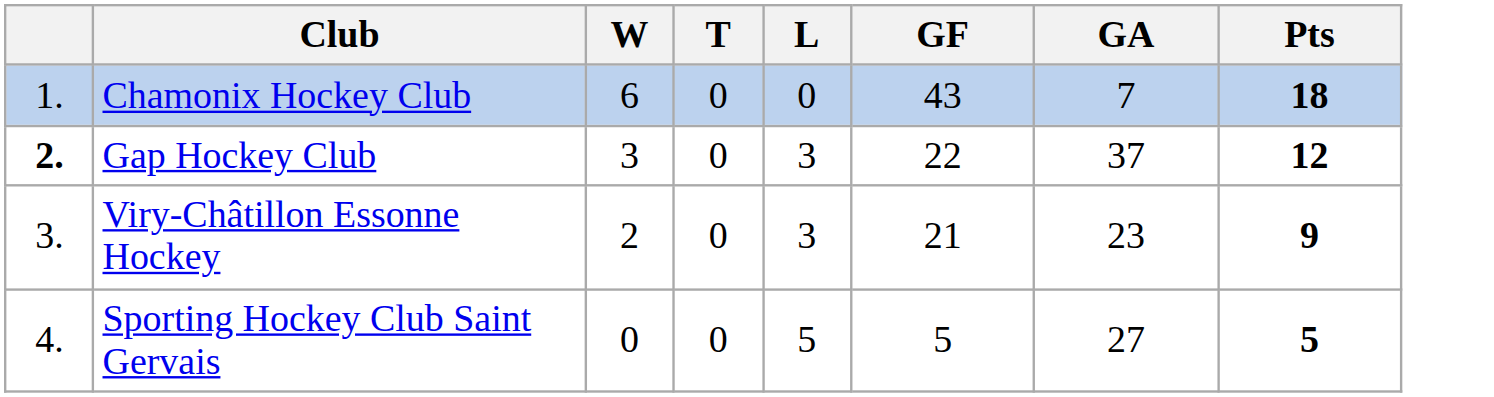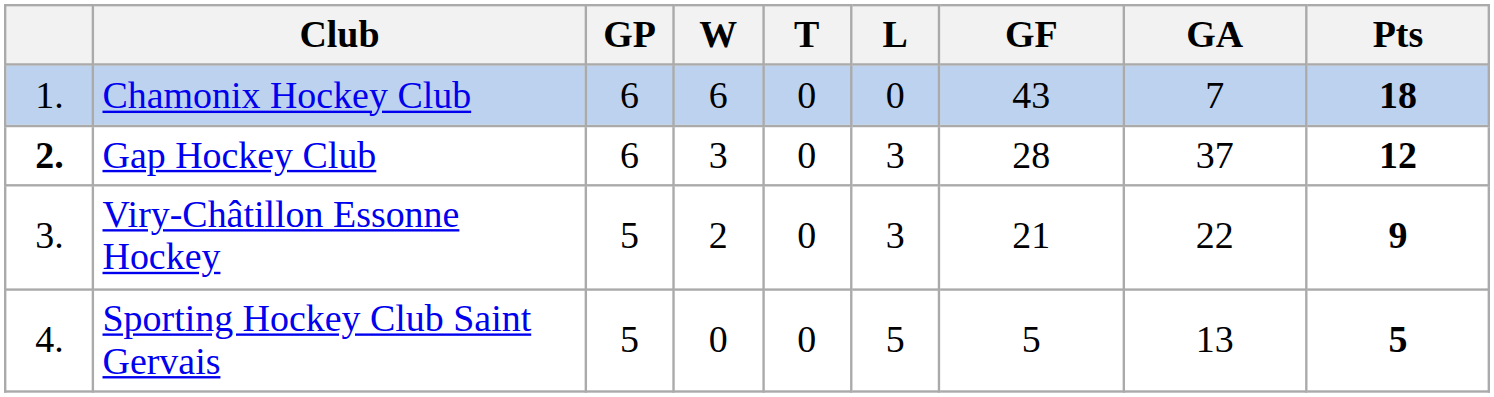+ column: (630, 34)
(943, 154) 22 -> (1031, 154) 28
(1126, 236) 23 -> (1215, 236) 22
(1126, 339) 27 -> (1215, 339) 13
